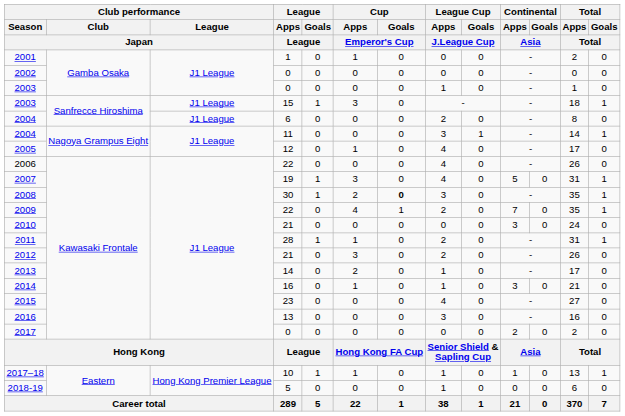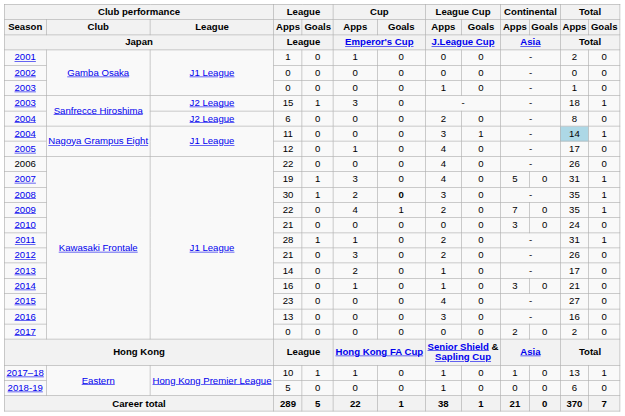(212, 103) J1 League -> (212, 103) J2 League
(212, 118) J1 League -> (212, 118) J2 League
(574, 133) no background -> (574, 133) lightblue background
